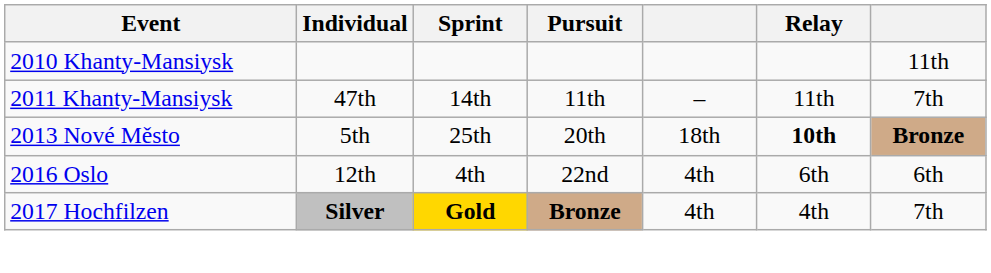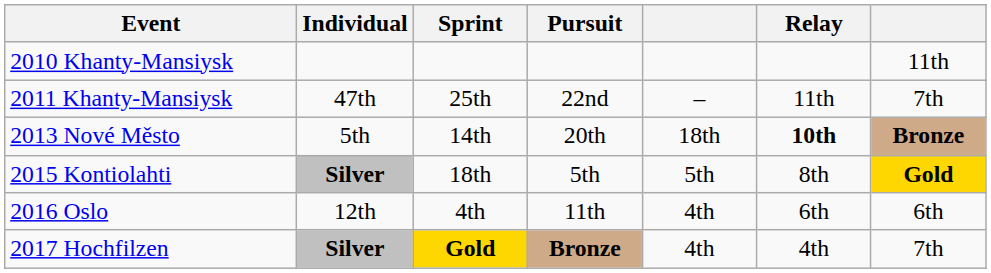(470, 98) 14th -> (470, 98) 25th
(585, 98) 11th -> (585, 98) 22nd
(470, 135) 25th -> (470, 135) 14th
+ row: (91, 173)
(585, 173) 22nd -> (585, 211) 11th
